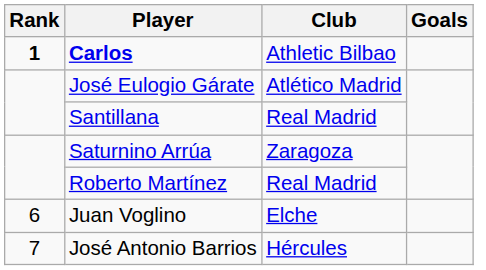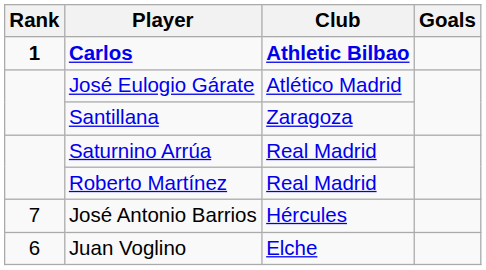(331, 53) normal -> (338, 53) bold
(321, 118) Real Madrid -> (309, 118) Zaragoza
(309, 150) Zaragoza -> (321, 150) Real Madrid
rows swapped: (128, 215) <-> (163, 248)
